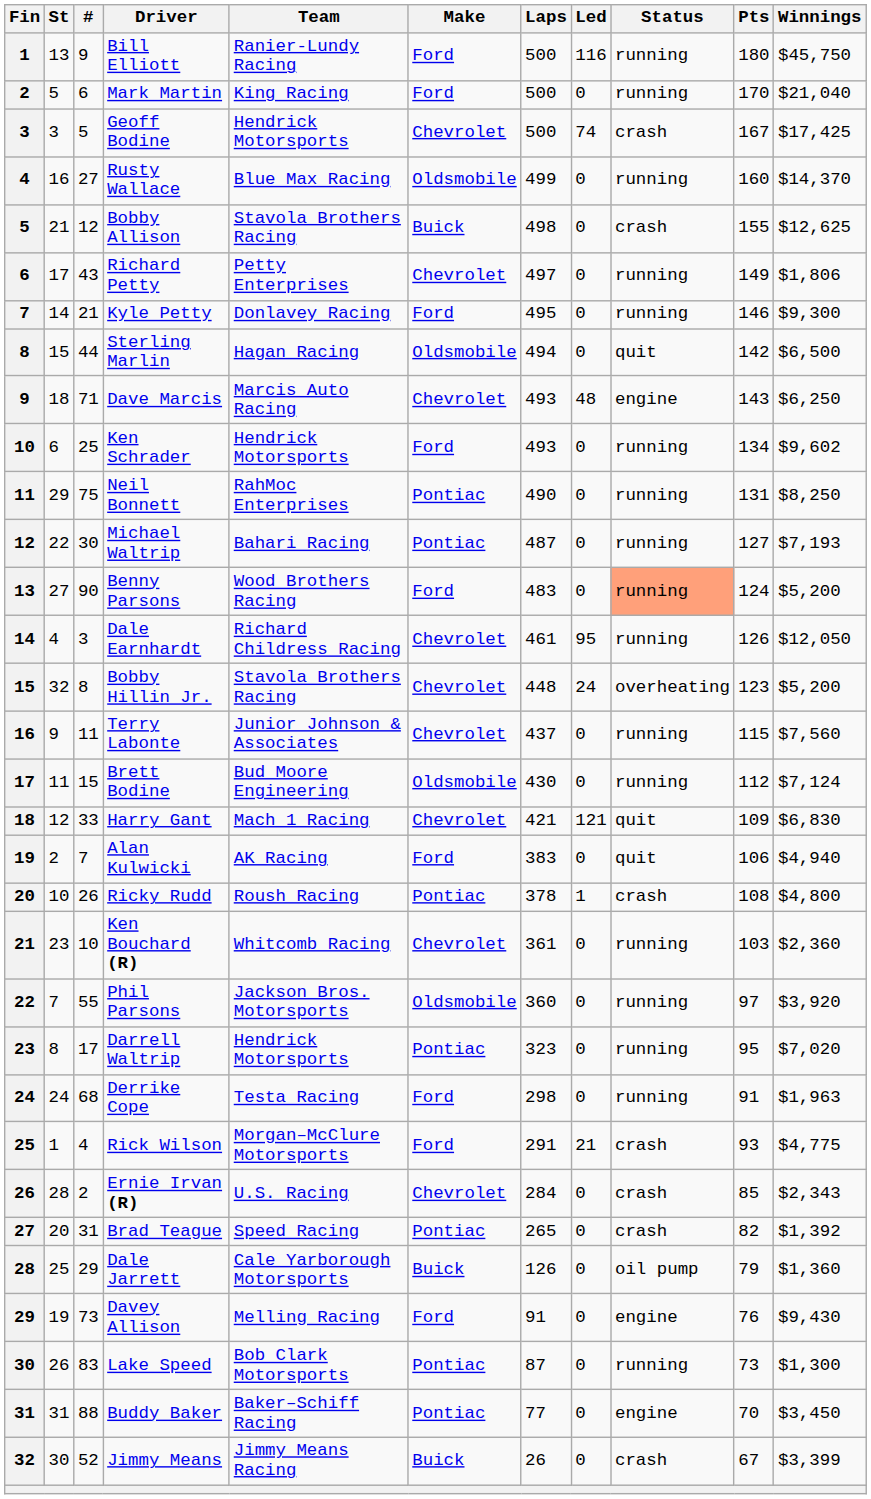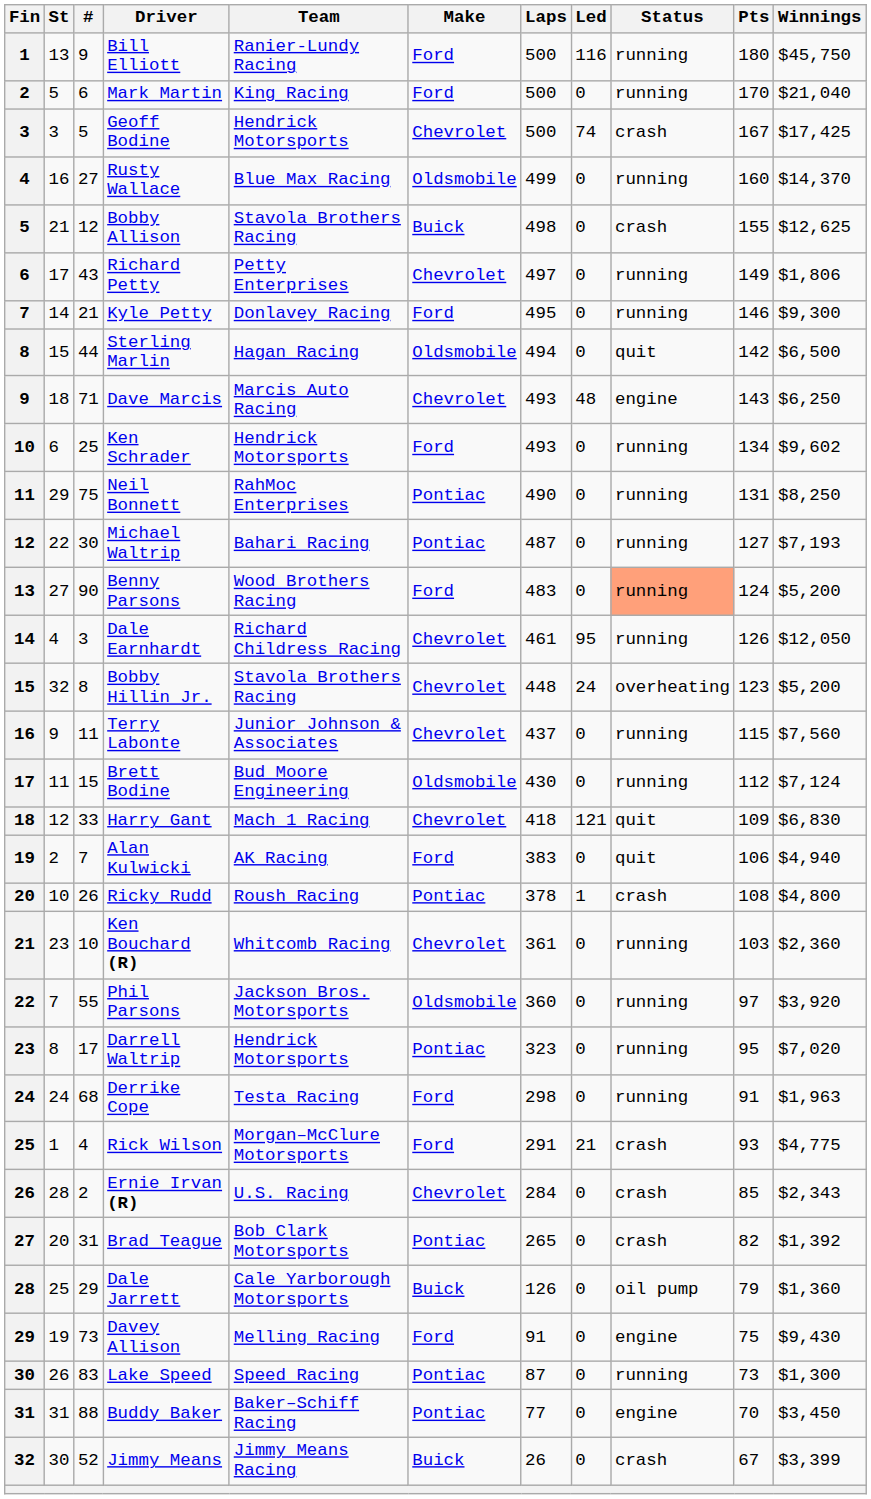(541, 821) 421 -> (541, 821) 418
(296, 1232) Speed Racing -> (291, 1242) Bob Clark Motorsports
(749, 1318) 76 -> (749, 1338) 75
(291, 1366) Bob Clark Motorsports -> (296, 1376) Speed Racing
